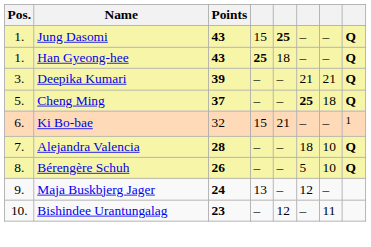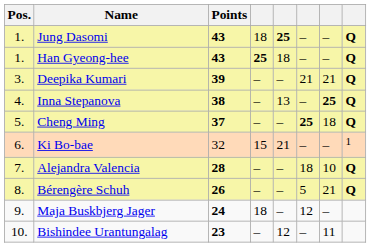(260, 36) 15 -> (260, 36) 18
+ row: (79, 100)
(329, 167) 10 -> (329, 189) 21
(260, 189) 13 -> (260, 210) 18
